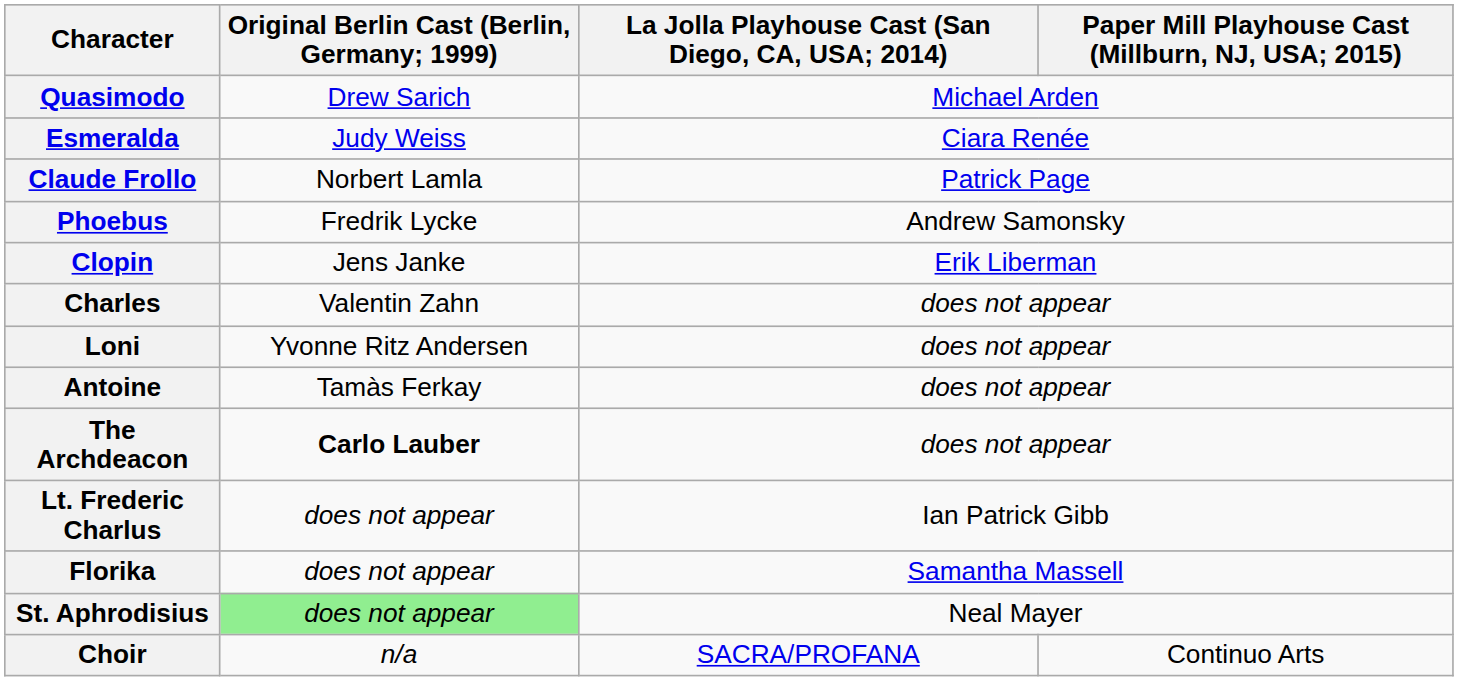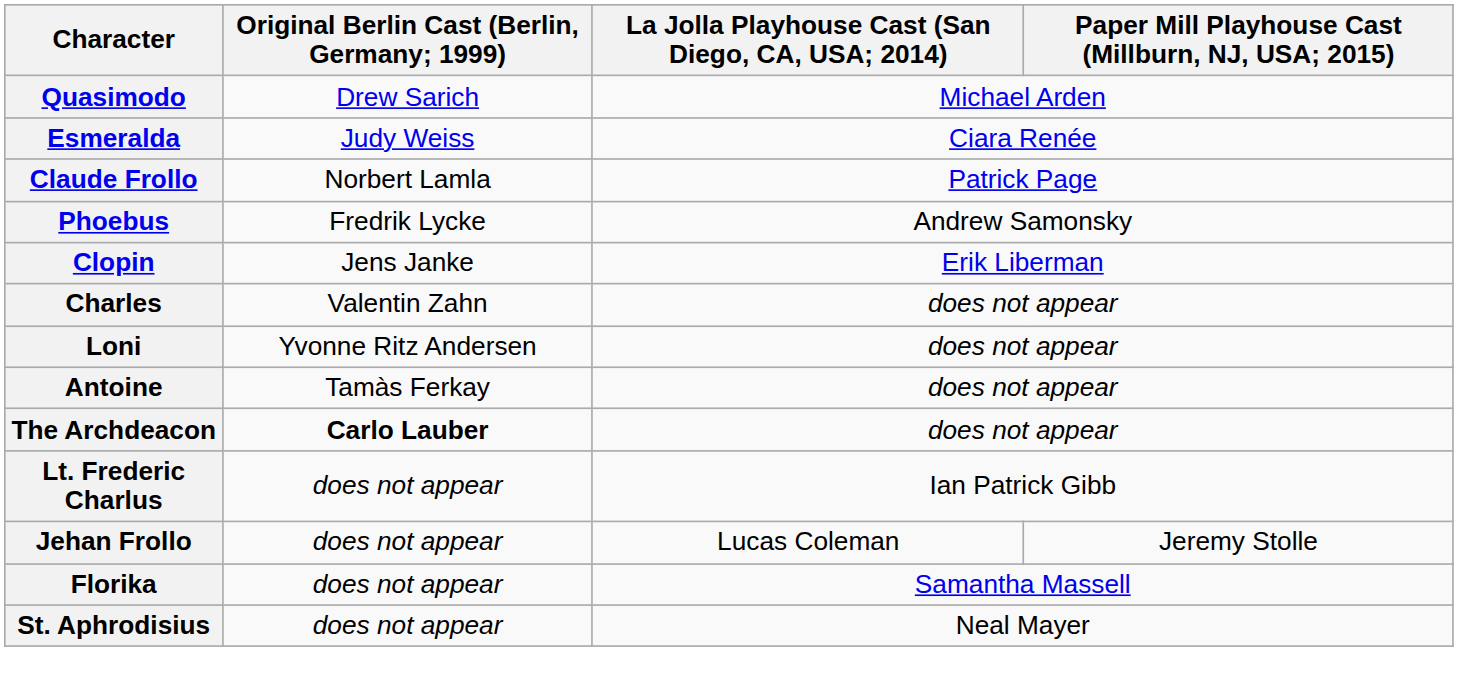+ row: (114, 542)
(399, 613) lightgreen background -> (408, 625) no background
- row: (112, 654)
